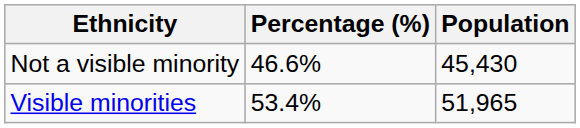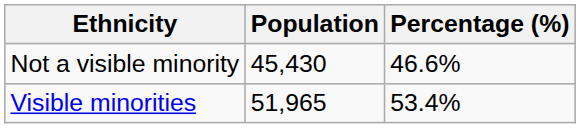columns swapped: (505, 24) <-> (340, 24)
